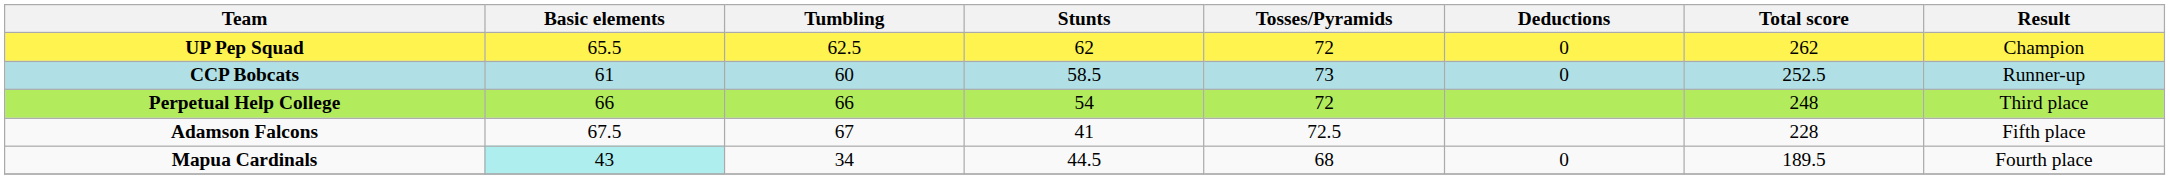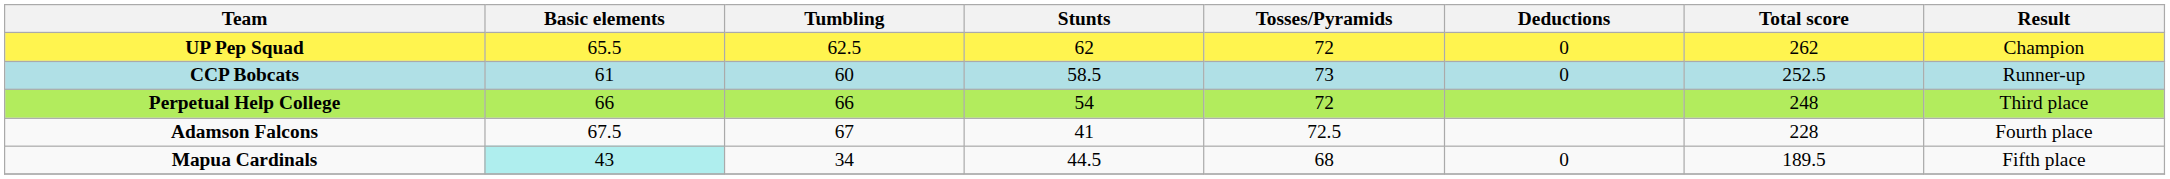(2044, 131) Fifth place -> (2044, 131) Fourth place
(2044, 160) Fourth place -> (2044, 160) Fifth place
